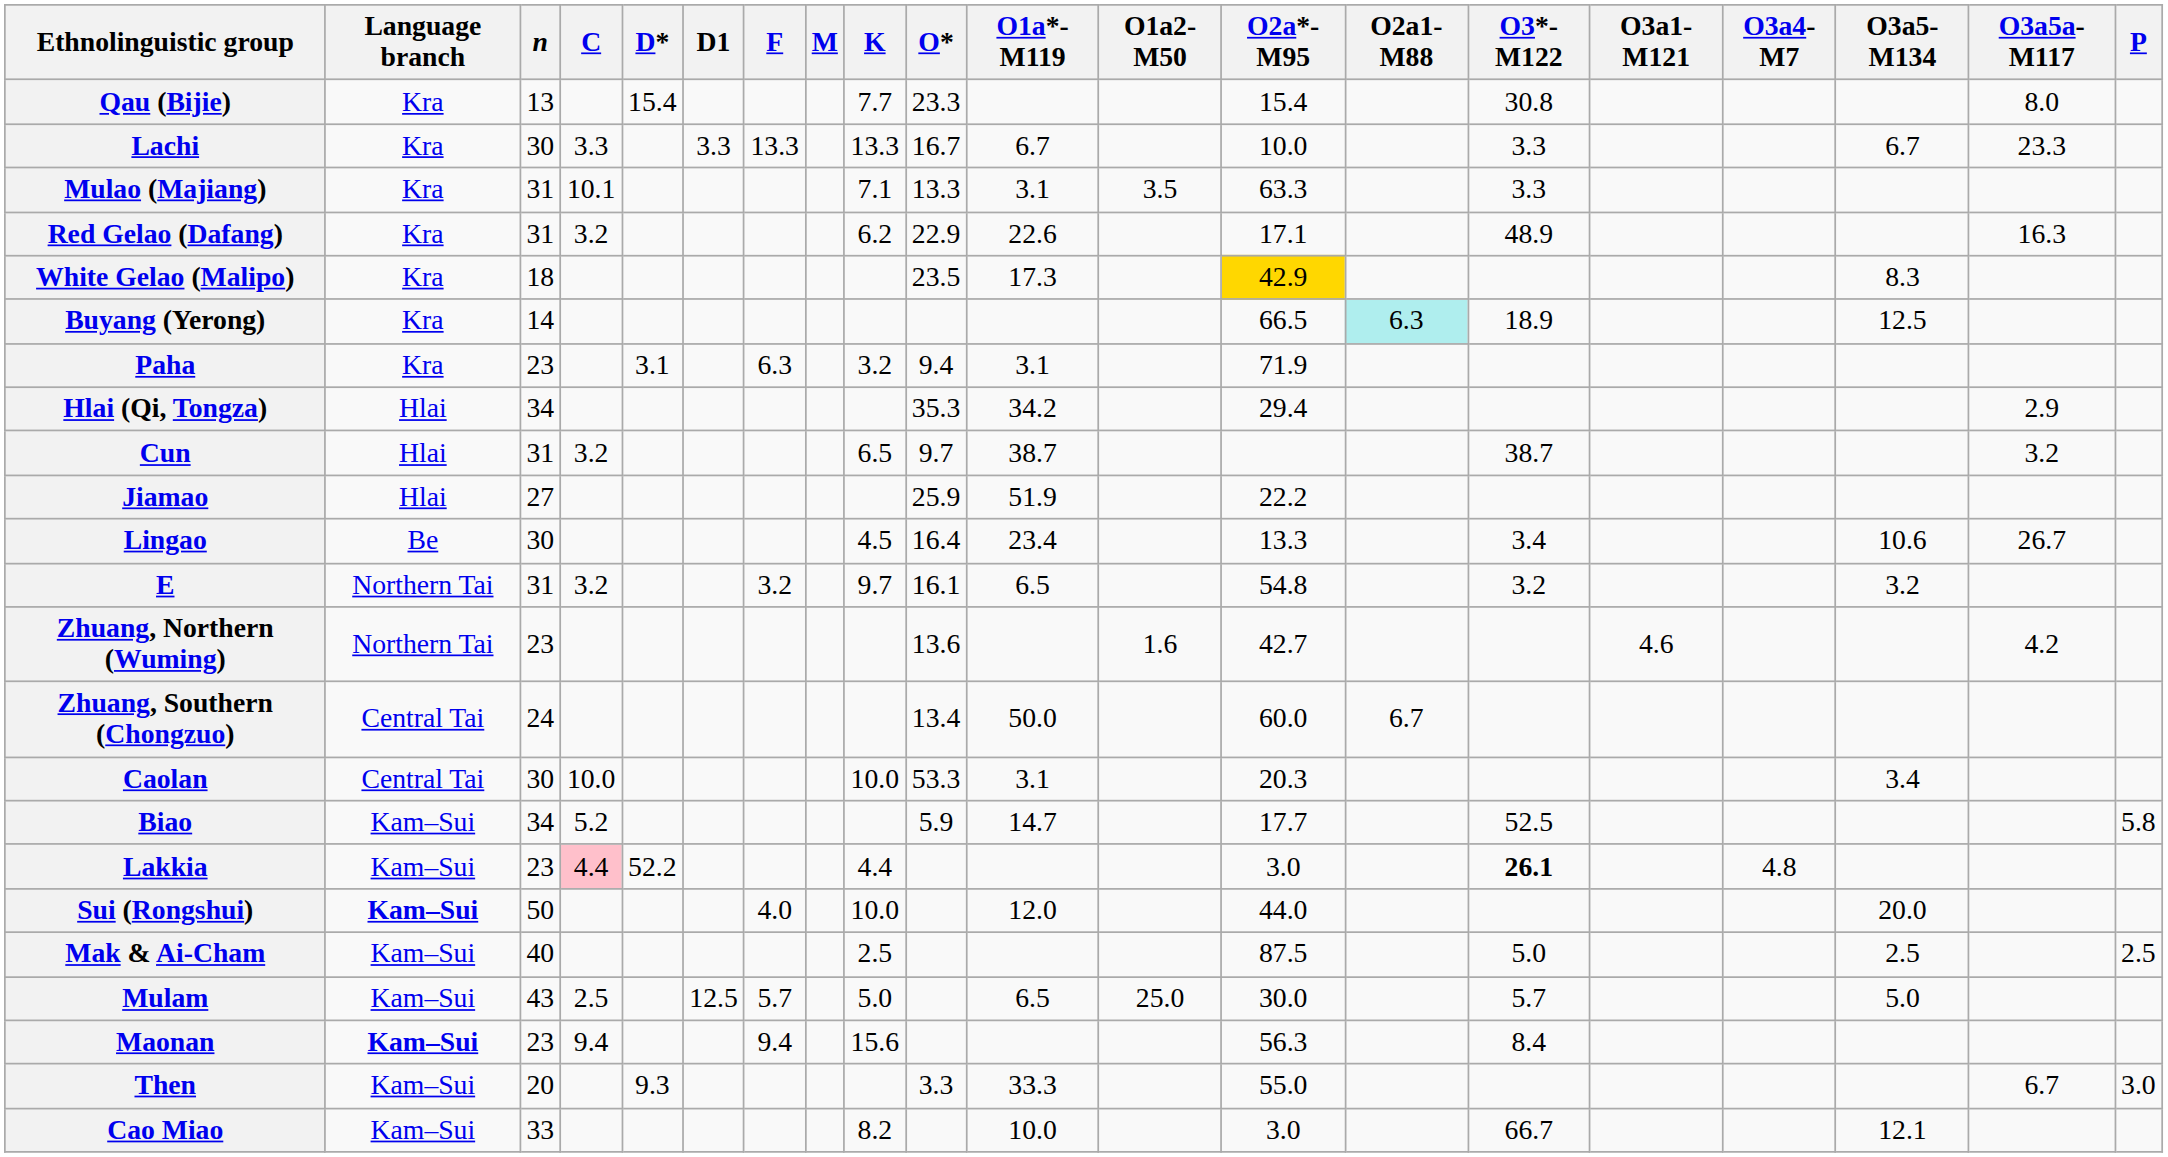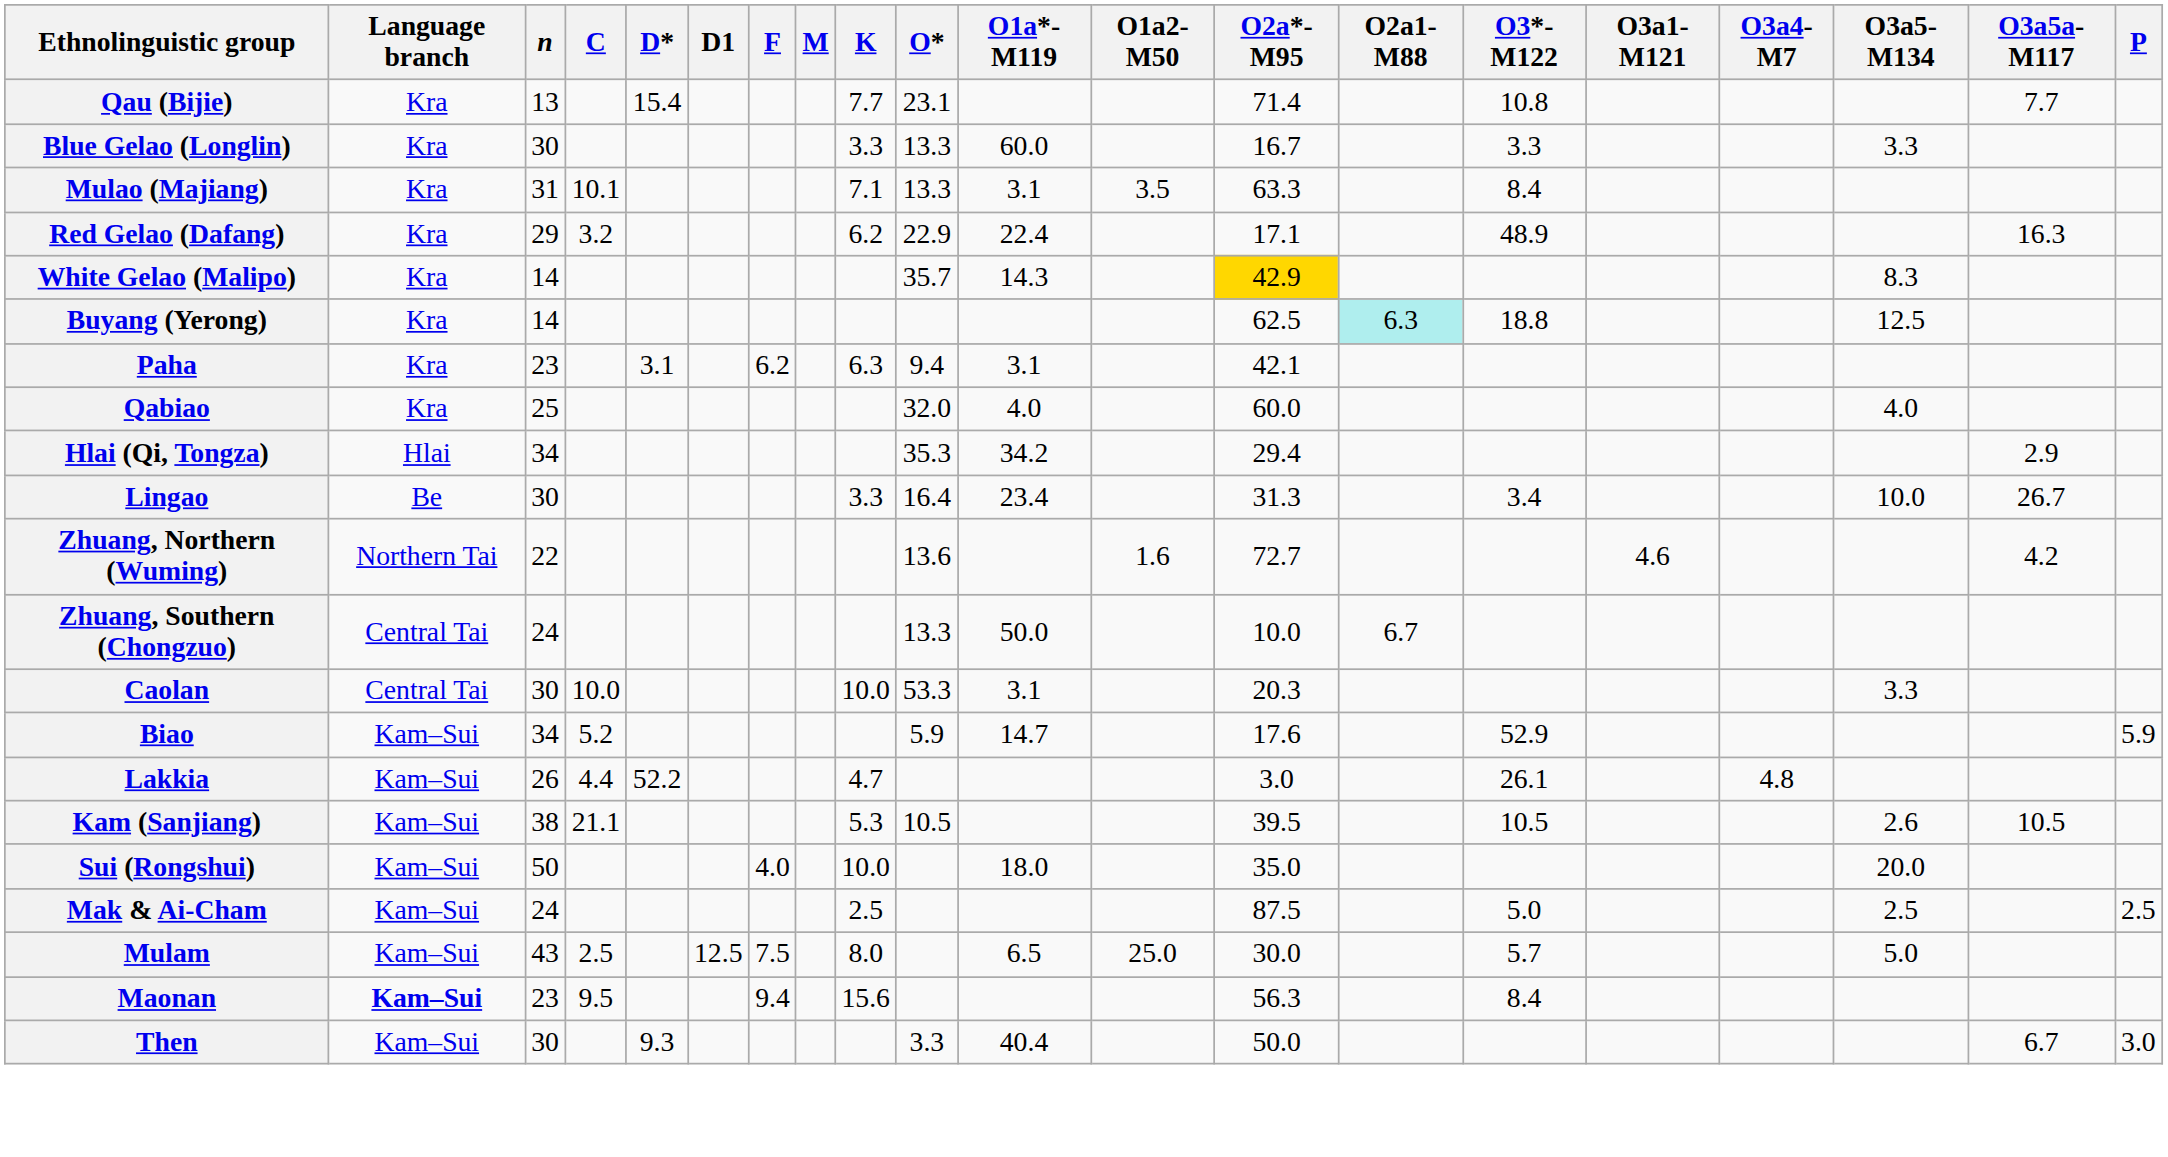(936, 101) 23.3 -> (927, 101) 23.1
(1283, 101) 15.4 -> (1277, 101) 71.4
(1529, 101) 30.8 -> (1524, 101) 10.8
(2042, 101) 8.0 -> (2041, 101) 7.7
+ row: (167, 145)
- row: (165, 145)
(1529, 189) 3.3 -> (1524, 189) 8.4
(540, 233) 31 -> (545, 233) 29
(1033, 233) 22.6 -> (1024, 233) 22.4
(540, 277) 18 -> (545, 277) 14
(936, 277) 23.5 -> (927, 277) 35.7
(1033, 277) 17.3 -> (1024, 277) 14.3
(1283, 320) 66.5 -> (1277, 320) 62.5
(1529, 320) 18.9 -> (1524, 320) 18.8
(775, 364) 6.3 -> (773, 364) 6.2
(875, 364) 3.2 -> (866, 364) 6.3
(1283, 364) 71.9 -> (1277, 364) 42.1
+ row: (167, 408)
- row: (165, 452)
- row: (165, 496)
(875, 540) 4.5 -> (866, 496) 3.3
(1283, 540) 13.3 -> (1277, 496) 31.3
(1902, 540) 10.6 -> (1901, 496) 10.0
- row: (165, 584)
(540, 643) 23 -> (545, 556) 22
(1283, 643) 42.7 -> (1277, 556) 72.7
(936, 718) 13.4 -> (927, 631) 13.3
(1283, 718) 60.0 -> (1277, 631) 10.0
(1902, 778) 3.4 -> (1901, 690) 3.3
(1283, 822) 17.7 -> (1277, 734) 17.6
(1529, 822) 52.5 -> (1524, 734) 52.9
(2138, 822) 5.8 -> (2138, 734) 5.9
(540, 866) 23 -> (545, 778) 26
(591, 866) pink background -> (596, 778) no background
(875, 866) 4.4 -> (866, 778) 4.7
(1529, 866) bold -> (1524, 778) normal
+ row: (167, 822)
(423, 910) bold -> (427, 866) normal
(1033, 910) 12.0 -> (1024, 866) 18.0
(1283, 910) 44.0 -> (1277, 866) 35.0
(540, 953) 40 -> (545, 910) 24
(775, 997) 5.7 -> (773, 953) 7.5
(875, 997) 5.0 -> (866, 953) 8.0
(591, 1041) 9.4 -> (596, 997) 9.5
(540, 1085) 20 -> (545, 1041) 30
(1033, 1085) 33.3 -> (1024, 1041) 40.4
(1283, 1085) 55.0 -> (1277, 1041) 50.0
- row: (165, 1129)
